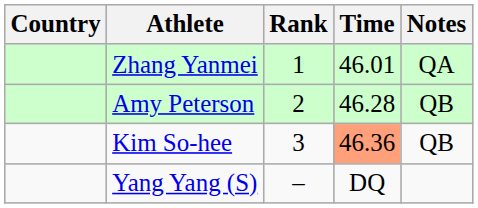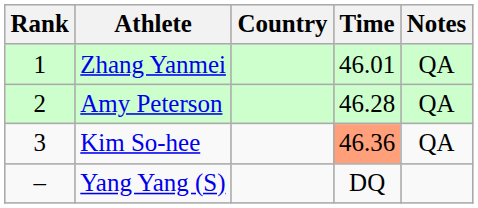columns swapped: (298, 24) <-> (56, 24)
(437, 103) QB -> (437, 103) QA
(437, 143) QB -> (437, 143) QA
